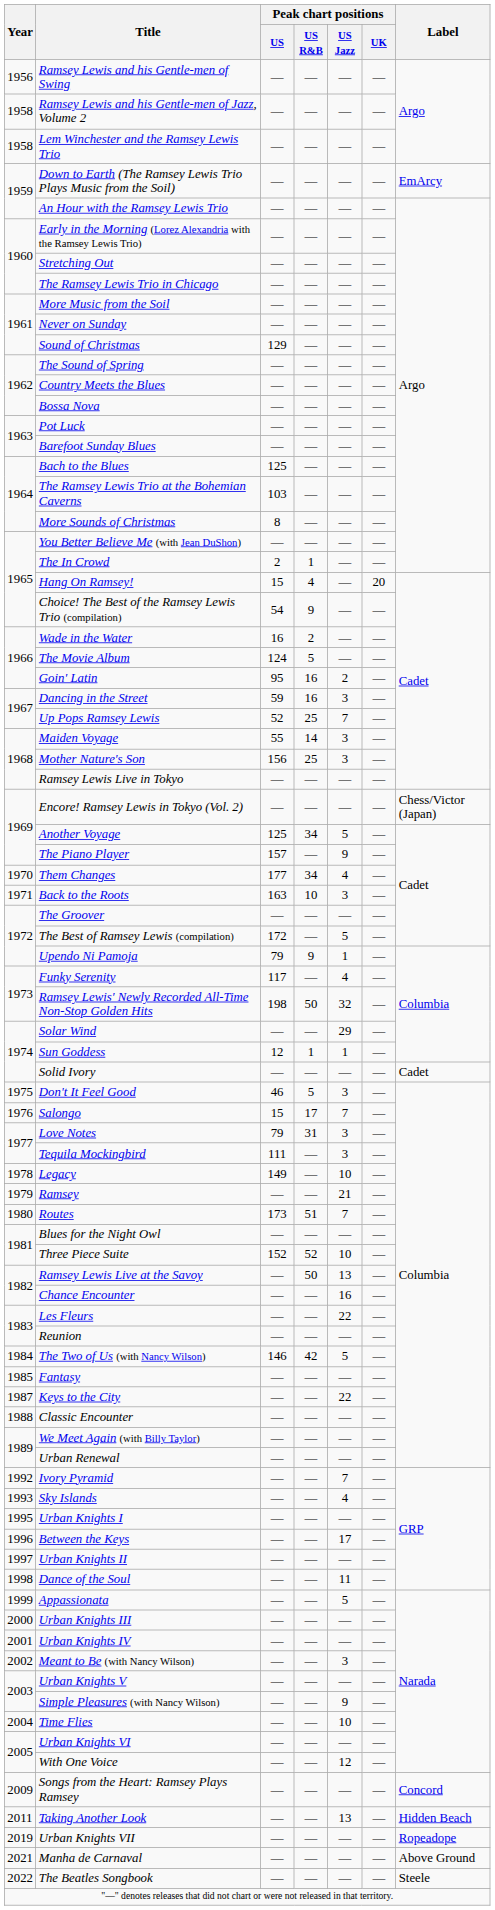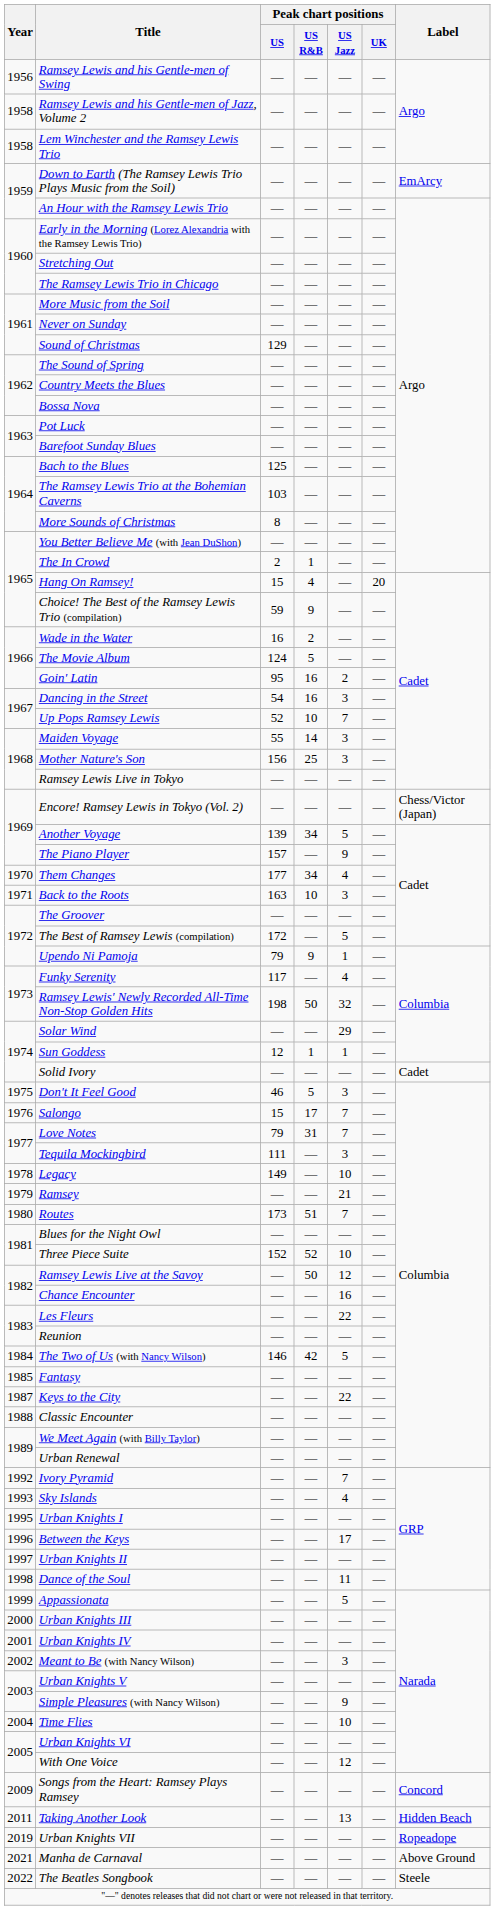(277, 609) 54 -> (277, 609) 59
(277, 698) 59 -> (277, 698) 54
(311, 718) 25 -> (311, 718) 10
(277, 834) 125 -> (277, 834) 139
(345, 1133) 3 -> (345, 1133) 7
(345, 1275) 13 -> (345, 1275) 12
